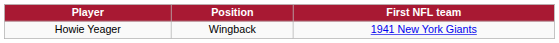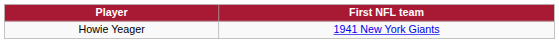- column: (232, 13)
